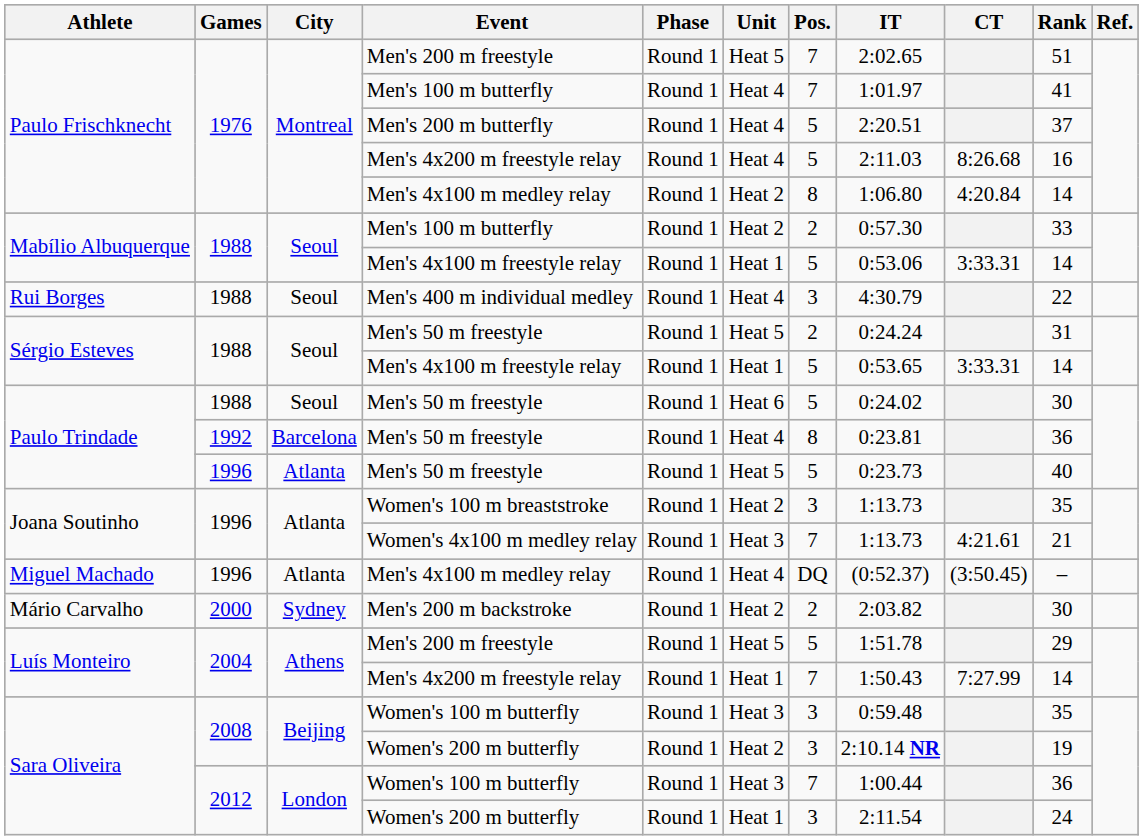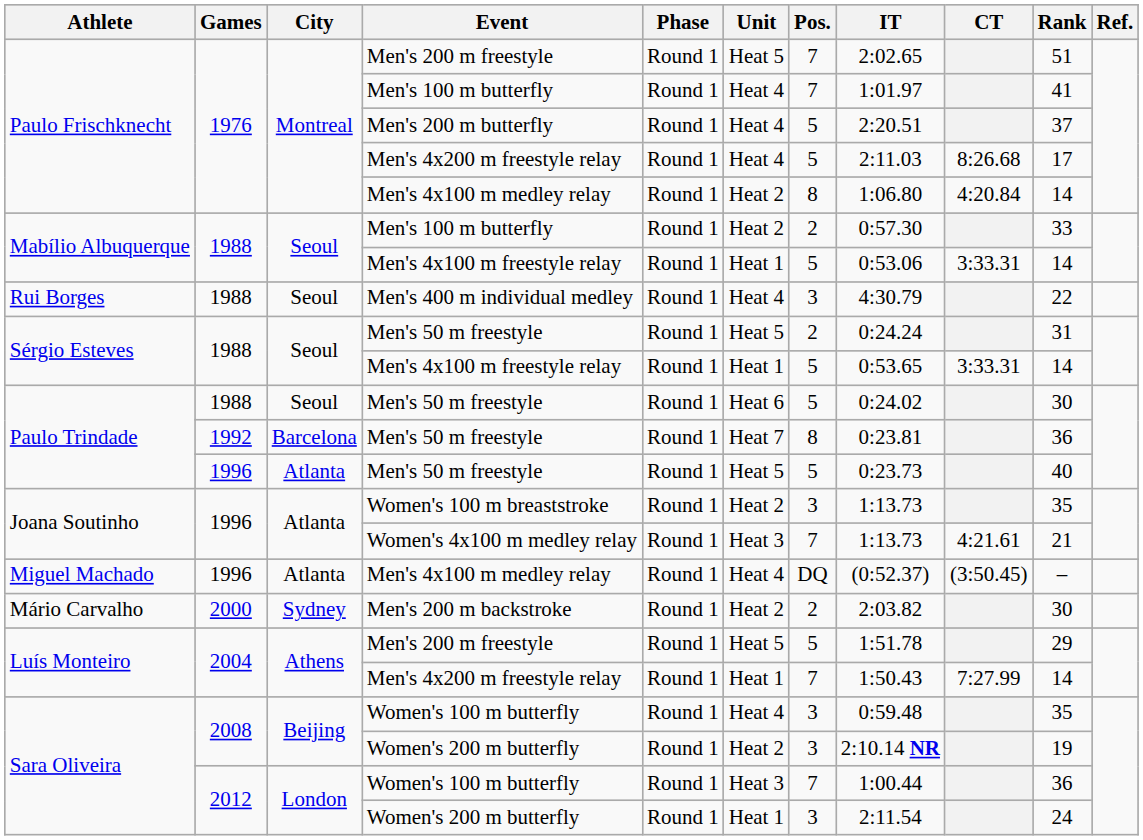(1062, 159) 16 -> (1062, 159) 17
(756, 436) Heat 4 -> (756, 436) Heat 7
(756, 713) Heat 3 -> (756, 713) Heat 4
